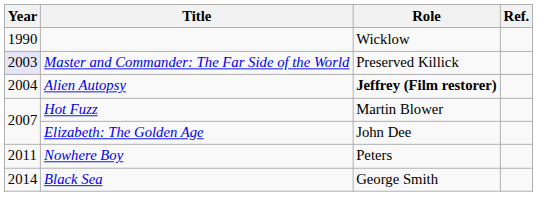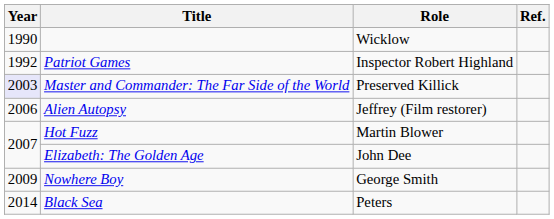+ row: (87, 62)
(23, 86) 2004 -> (23, 109) 2006
(426, 86) bold -> (421, 109) normal
(22, 156) 2011 -> (23, 179) 2009
(374, 156) Peters -> (397, 179) George Smith
(397, 179) George Smith -> (374, 202) Peters
